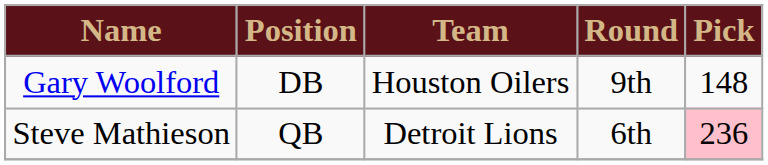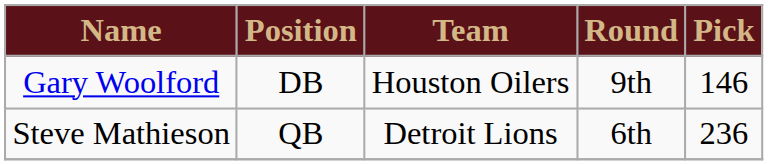(724, 81) 148 -> (724, 81) 146
(724, 133) pink background -> (724, 133) no background
